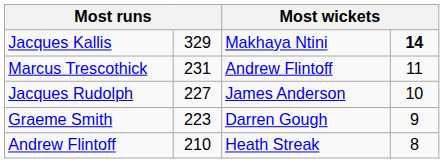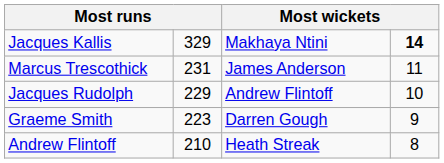(279, 68) Andrew Flintoff -> (285, 68) James Anderson
(197, 94) 227 -> (197, 94) 229
(285, 94) James Anderson -> (279, 94) Andrew Flintoff
